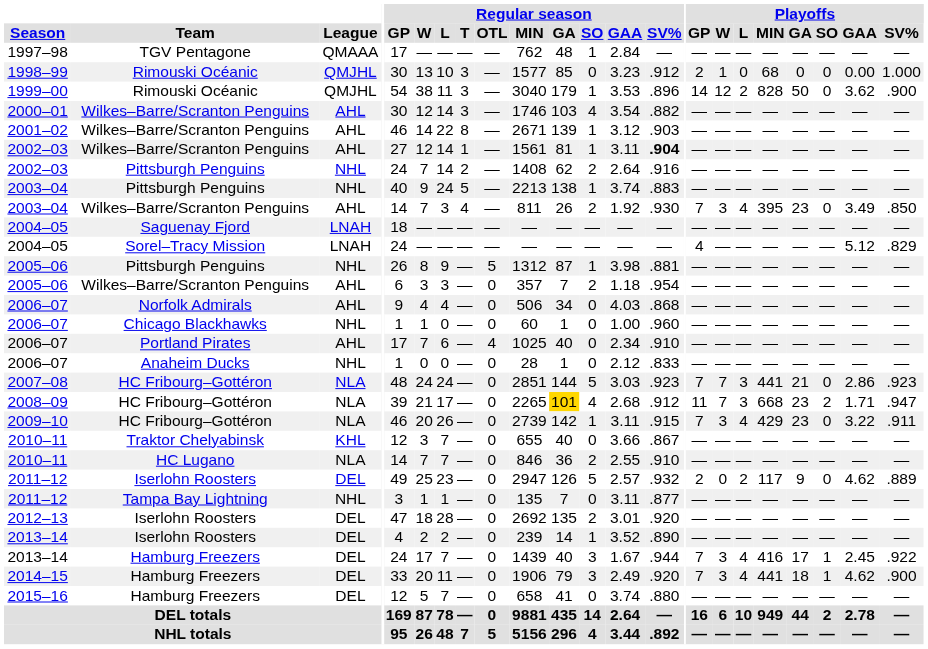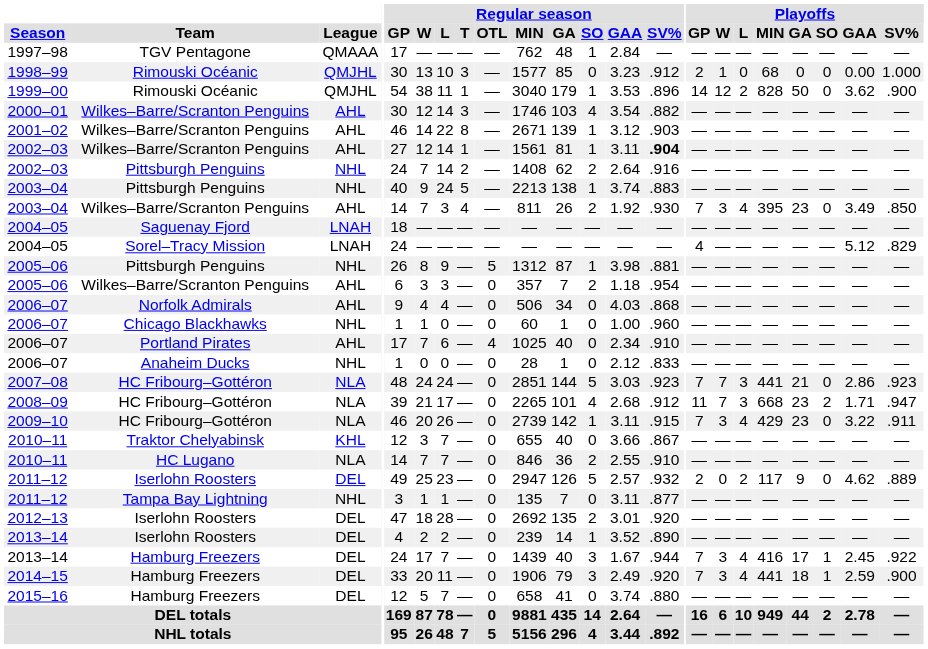(465, 91) 3 -> (465, 91) 1
(564, 401) gold background -> (564, 401) no background
(860, 576) 4.62 -> (860, 576) 2.59
